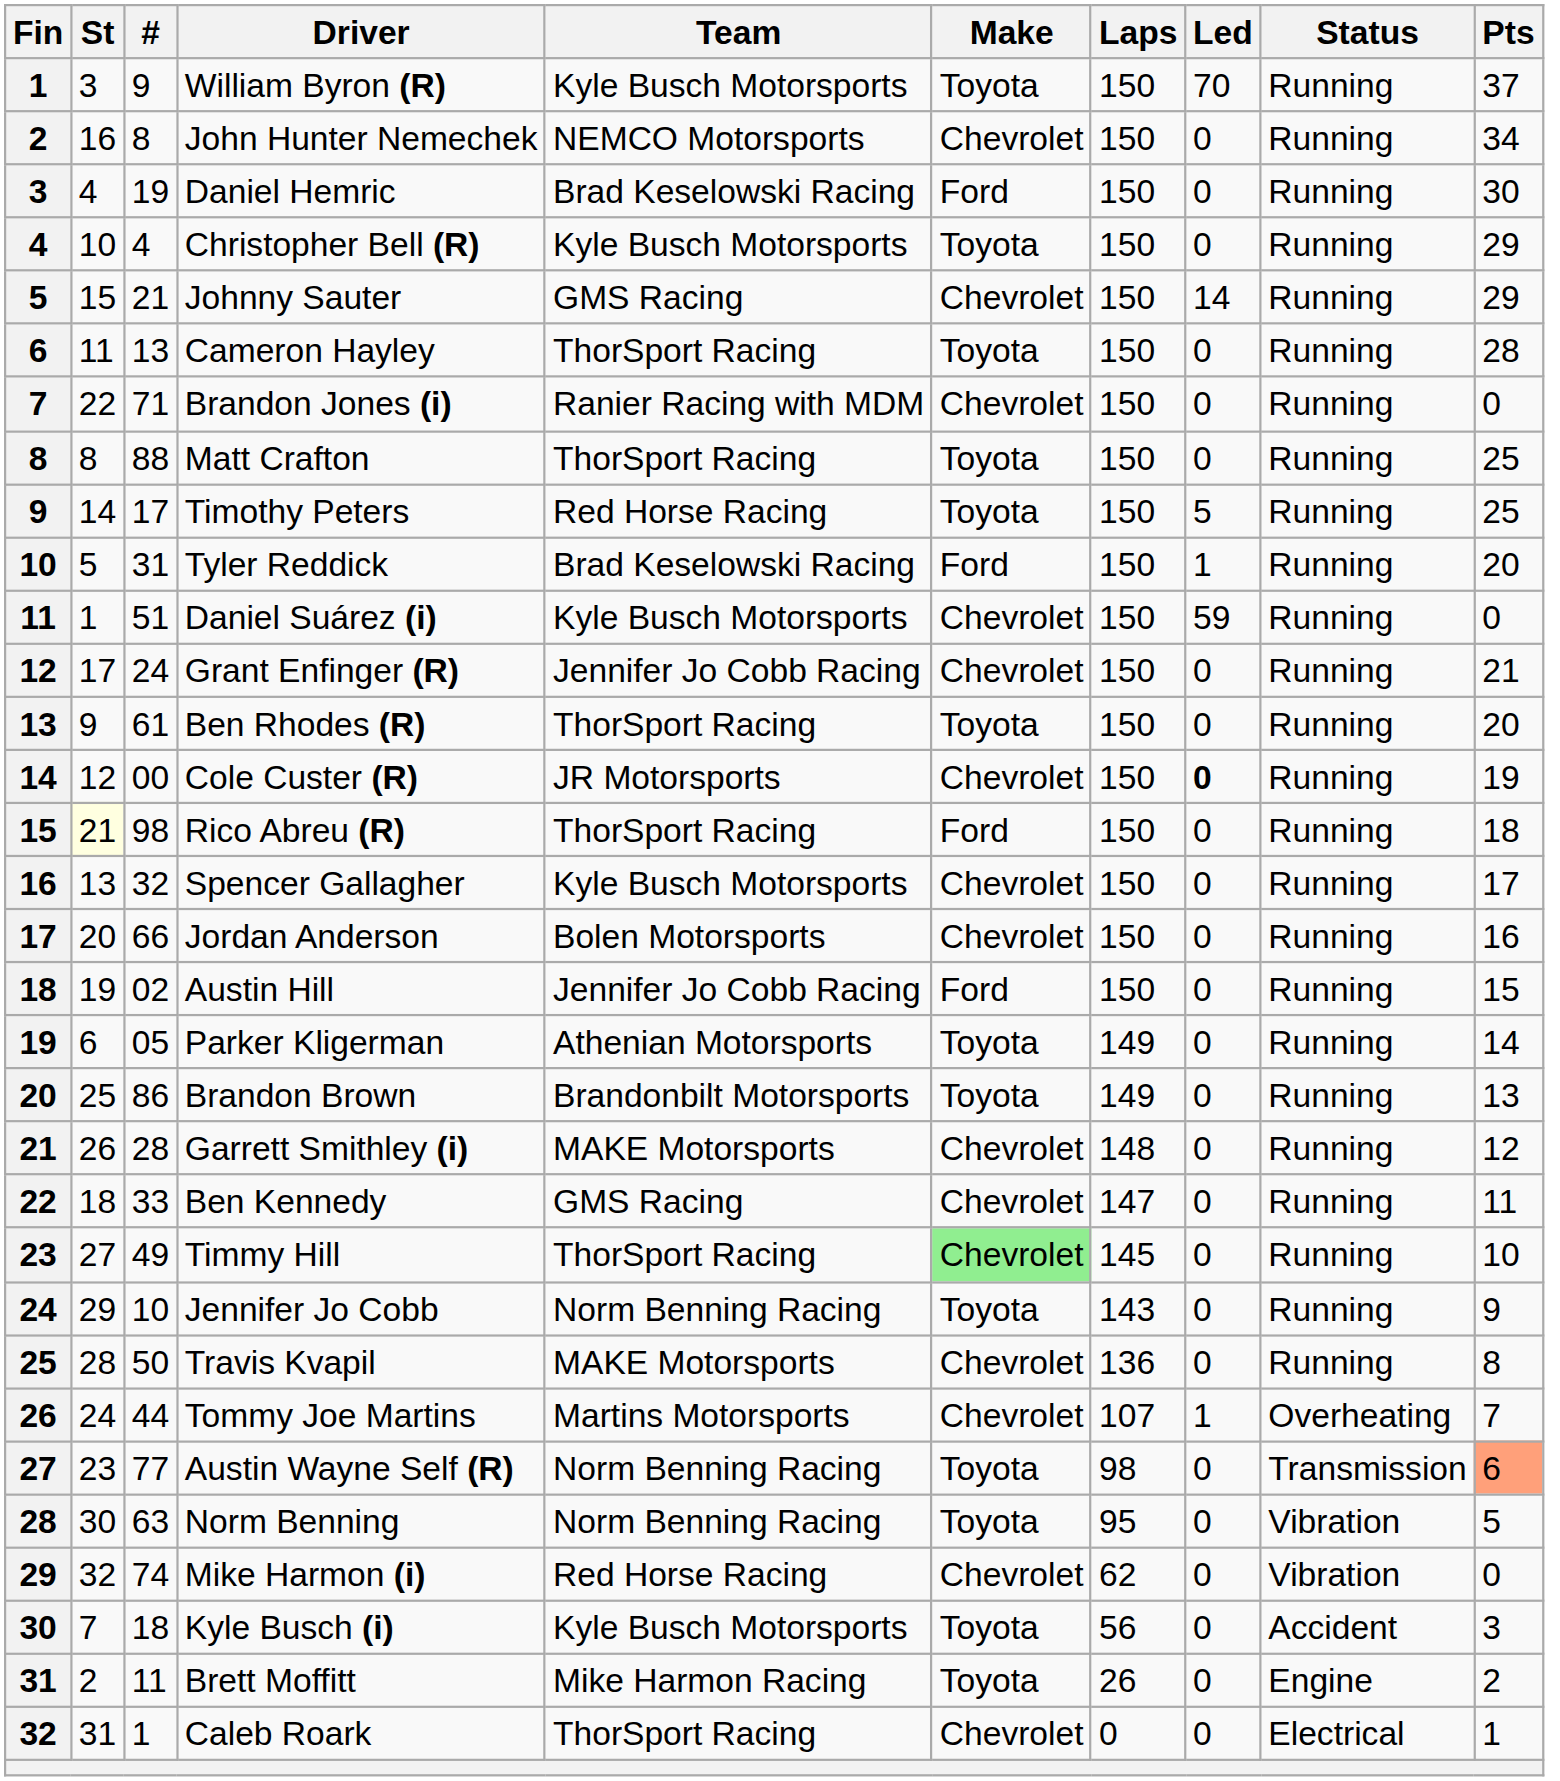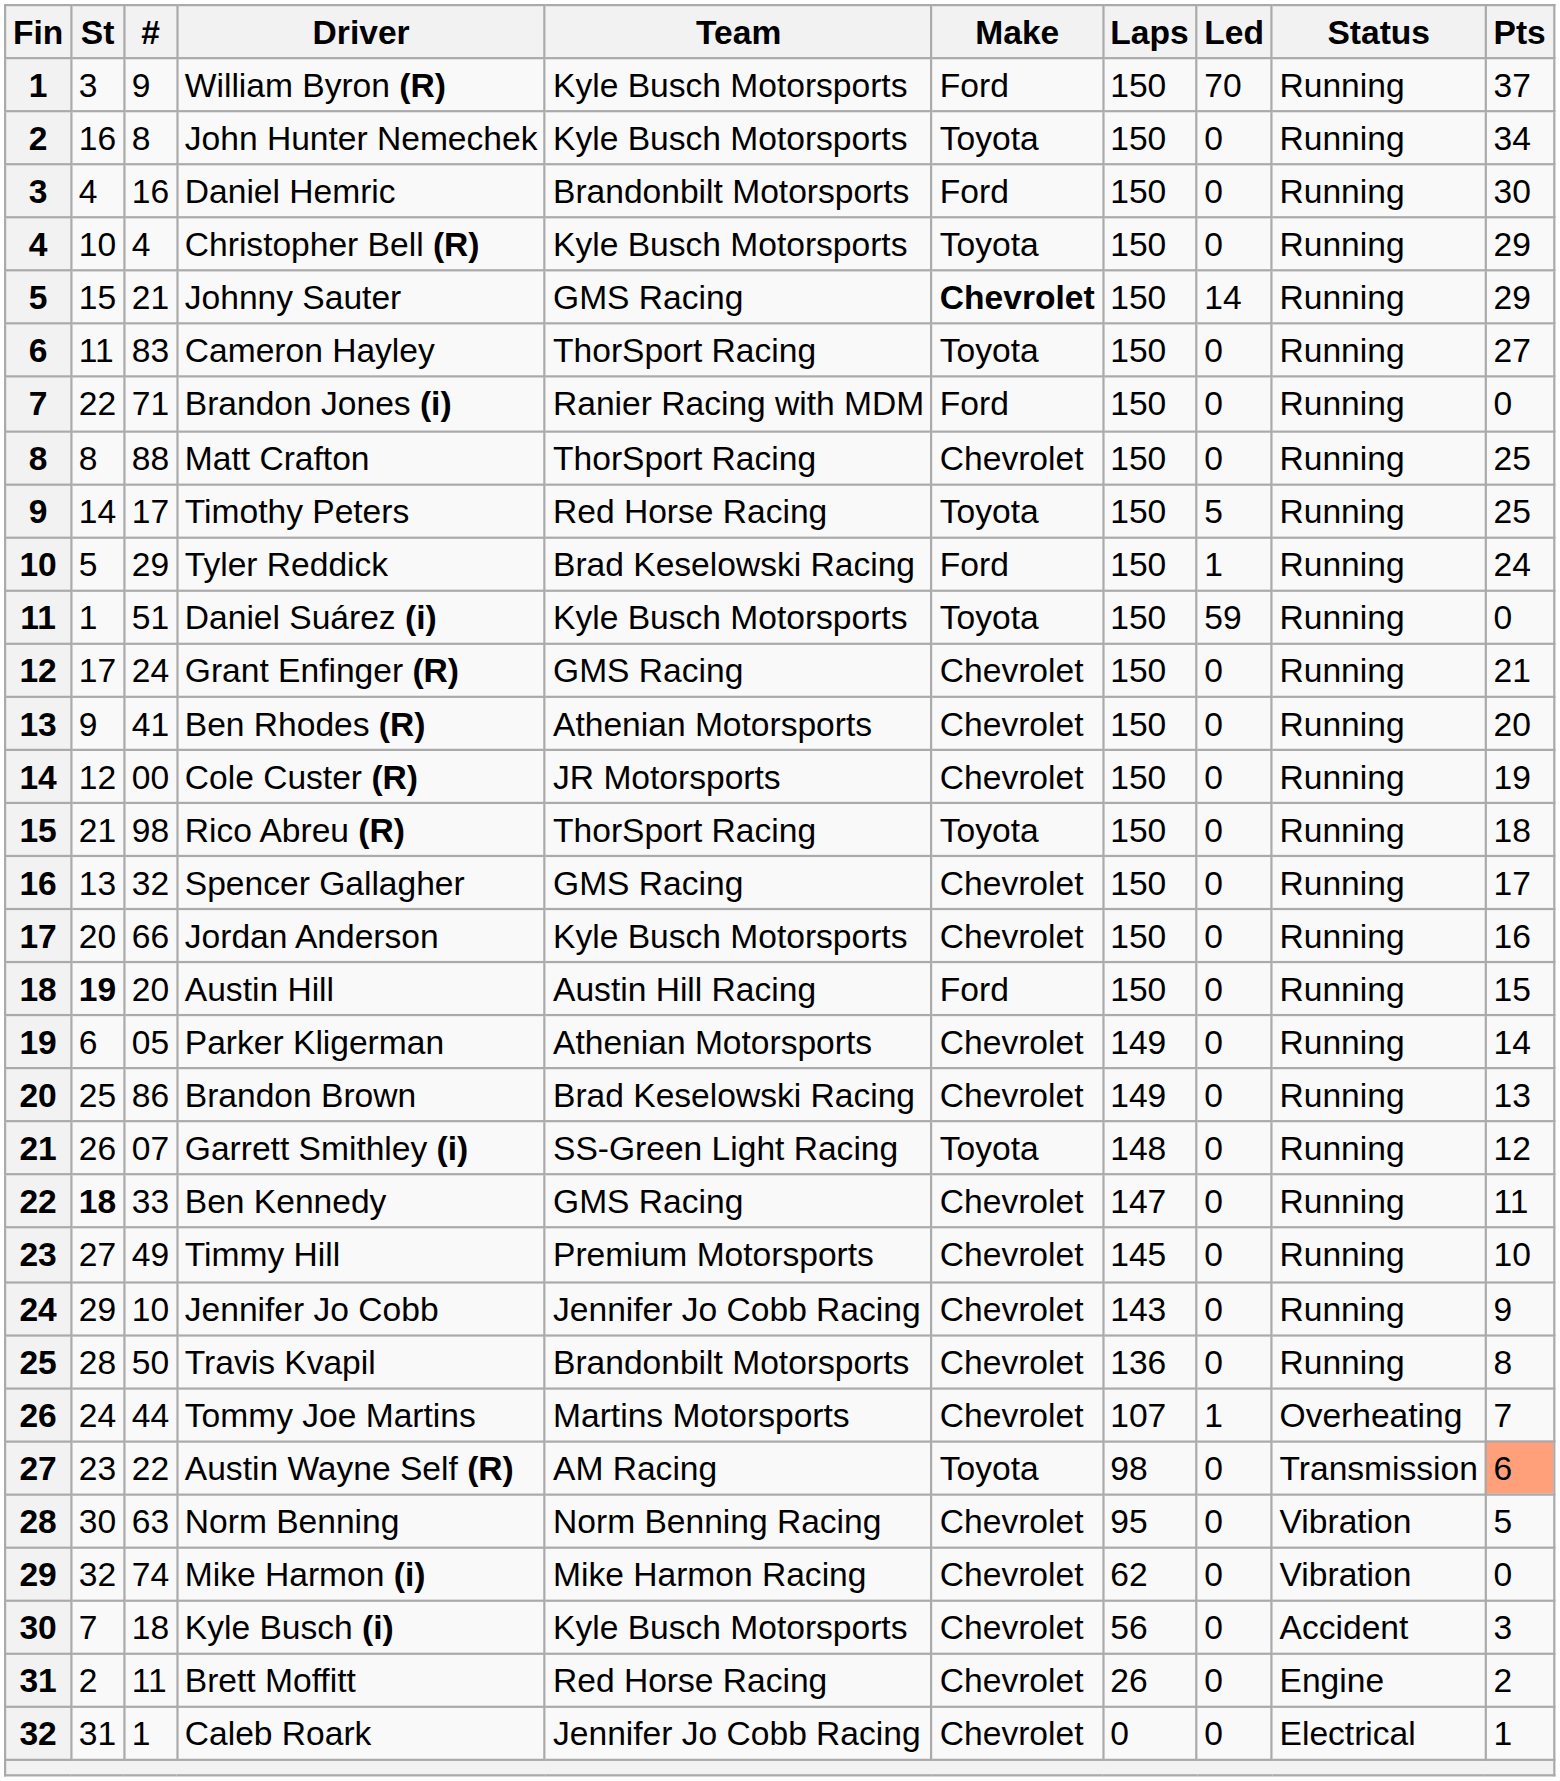(989, 85) Toyota -> (974, 85) Ford
(709, 138) NEMCO Motorsports -> (730, 138) Kyle Busch Motorsports
(1012, 138) Chevrolet -> (989, 138) Toyota
(151, 191) 19 -> (151, 191) 16
(734, 191) Brad Keselowski Racing -> (731, 191) Brandonbilt Motorsports
(1012, 298) normal -> (1017, 298) bold
(151, 351) 13 -> (151, 351) 83
(1501, 351) 28 -> (1512, 351) 27
(1012, 404) Chevrolet -> (974, 404) Ford
(989, 457) Toyota -> (1012, 457) Chevrolet
(151, 564) 31 -> (151, 564) 29
(1501, 564) 20 -> (1512, 564) 24
(1012, 617) Chevrolet -> (989, 617) Toyota
(737, 670) Jennifer Jo Cobb Racing -> (648, 670) GMS Racing
(151, 723) 61 -> (151, 723) 41
(685, 723) ThorSport Racing -> (713, 723) Athenian Motorsports
(989, 723) Toyota -> (1012, 723) Chevrolet
(1202, 776) bold -> (1214, 776) normal
(98, 830) lightyellow background -> (98, 830) no background
(974, 830) Ford -> (989, 830) Toyota
(730, 883) Kyle Busch Motorsports -> (648, 883) GMS Racing
(689, 936) Bolen Motorsports -> (730, 936) Kyle Busch Motorsports
(98, 989) normal -> (98, 989) bold
(151, 989) 02 -> (151, 989) 20
(737, 989) Jennifer Jo Cobb Racing -> (685, 989) Austin Hill Racing
(989, 1042) Toyota -> (1012, 1042) Chevrolet
(731, 1095) Brandonbilt Motorsports -> (734, 1095) Brad Keselowski Racing
(989, 1095) Toyota -> (1012, 1095) Chevrolet
(151, 1149) 28 -> (151, 1149) 07
(694, 1149) MAKE Motorsports -> (726, 1149) SS-Green Light Racing
(1012, 1149) Chevrolet -> (989, 1149) Toyota
(98, 1202) normal -> (98, 1202) bold
(685, 1255) ThorSport Racing -> (713, 1255) Premium Motorsports
(1012, 1255) lightgreen background -> (1012, 1255) no background
(717, 1308) Norm Benning Racing -> (737, 1308) Jennifer Jo Cobb Racing
(989, 1308) Toyota -> (1012, 1308) Chevrolet
(694, 1361) MAKE Motorsports -> (731, 1361) Brandonbilt Motorsports
(151, 1468) 77 -> (151, 1468) 22
(717, 1468) Norm Benning Racing -> (635, 1468) AM Racing
(989, 1521) Toyota -> (1012, 1521) Chevrolet
(690, 1574) Red Horse Racing -> (710, 1574) Mike Harmon Racing
(989, 1627) Toyota -> (1012, 1627) Chevrolet
(710, 1680) Mike Harmon Racing -> (690, 1680) Red Horse Racing
(989, 1680) Toyota -> (1012, 1680) Chevrolet
(685, 1734) ThorSport Racing -> (737, 1734) Jennifer Jo Cobb Racing
